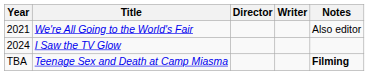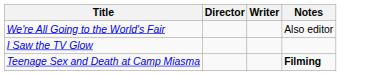- column: (18, 12)
